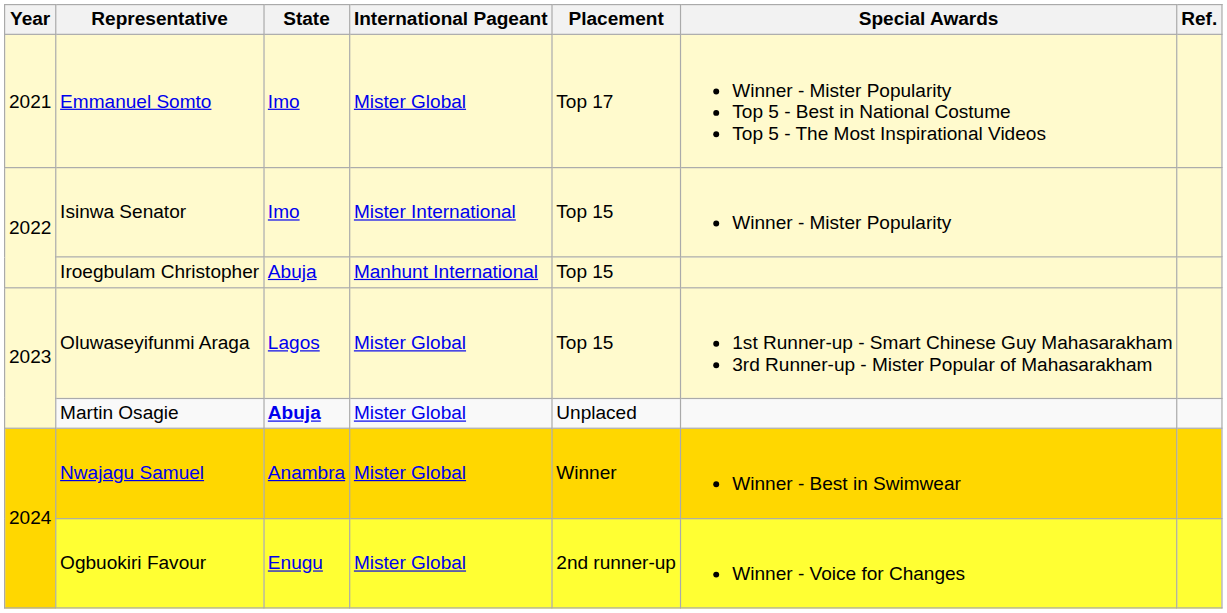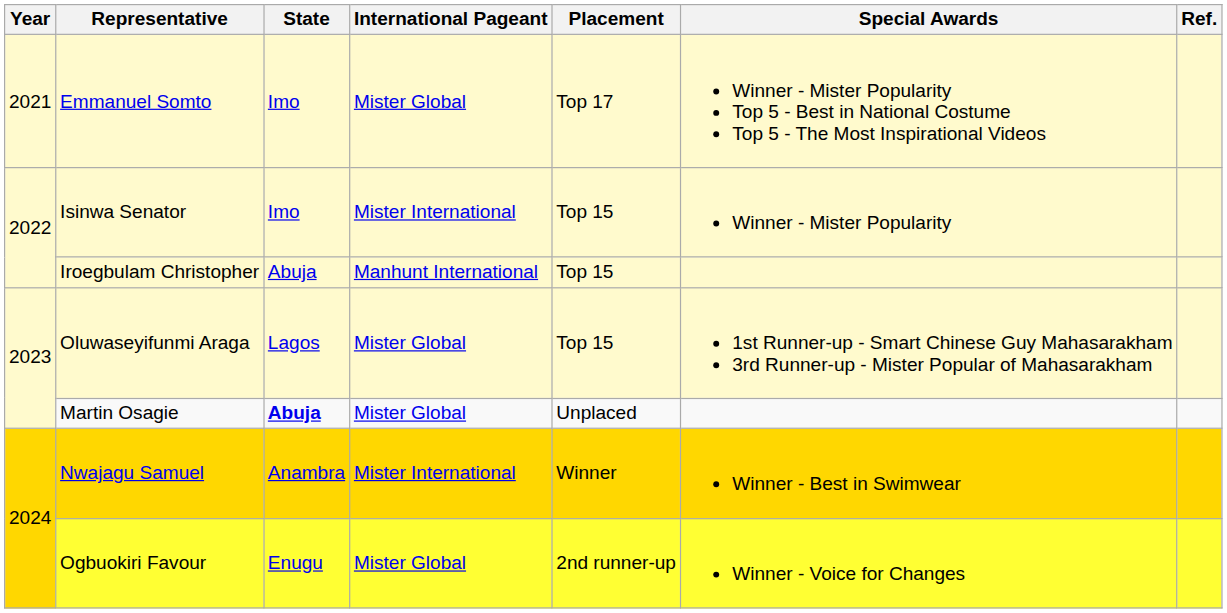(410, 473) Mister Global -> (435, 473) Mister International
